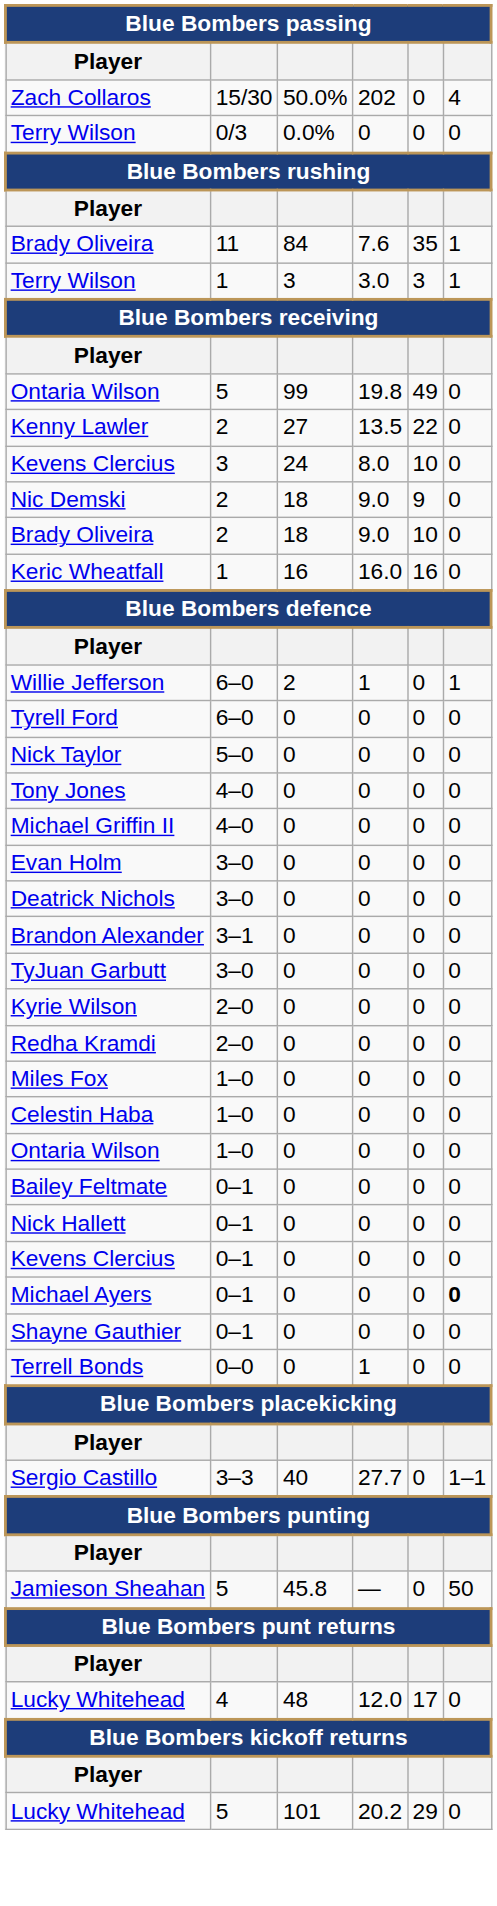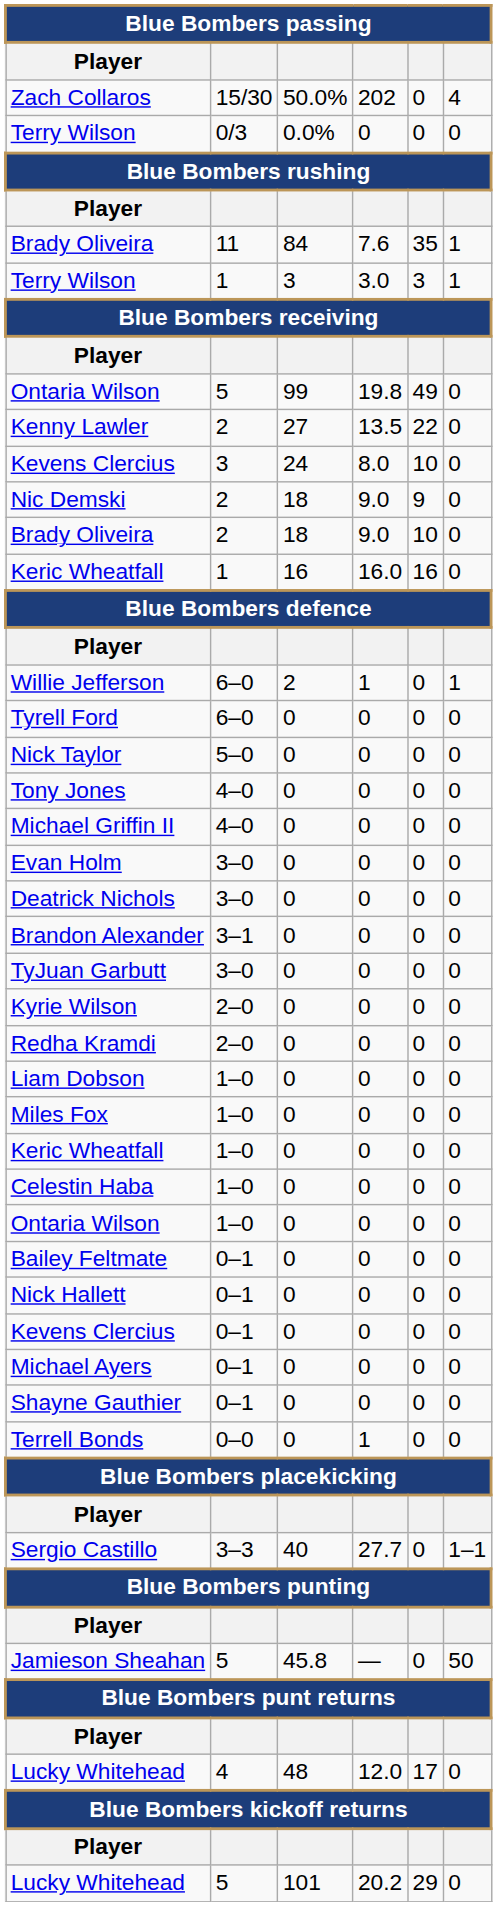+ row: (78, 1078)
+ row: (87, 1150)
(455, 1295) bold -> (455, 1367) normal
